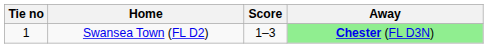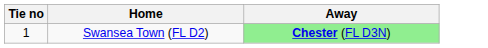- column: (265, 14)
